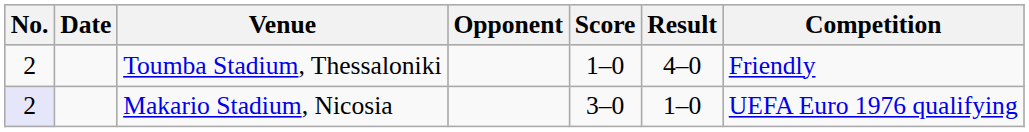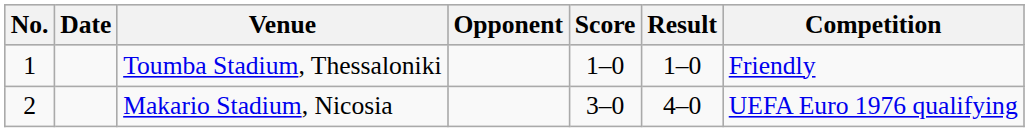(30, 65) 2 -> (30, 65) 1
(682, 65) 4–0 -> (682, 65) 1–0
(30, 106) lavender background -> (30, 106) no background
(682, 106) 1–0 -> (682, 106) 4–0
